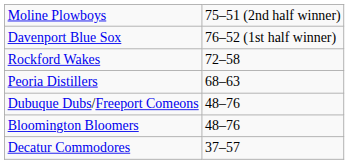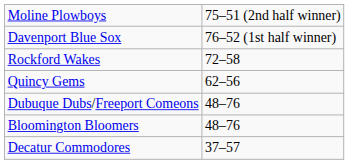+ row: (46, 81)
- row: (53, 81)
